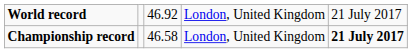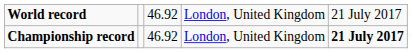(162, 36) 46.58 -> (162, 36) 46.92
